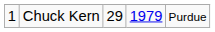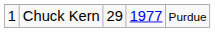(146, 16) 1979 -> (146, 16) 1977
